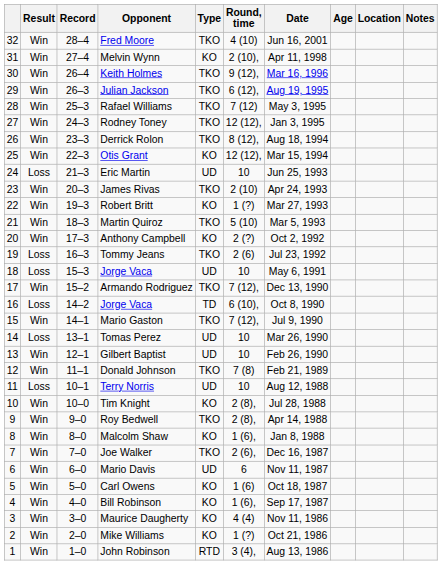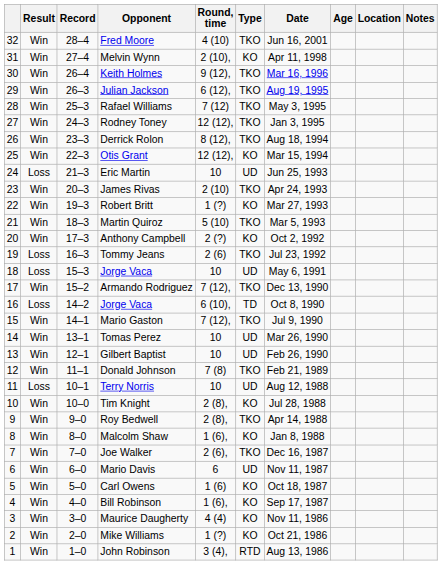columns swapped: (209, 18) <-> (244, 18)
(39, 337) Loss -> (39, 337) Win
